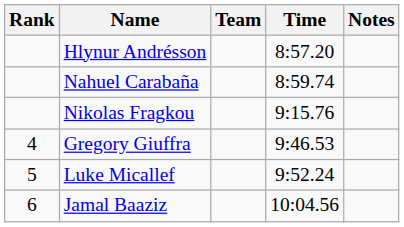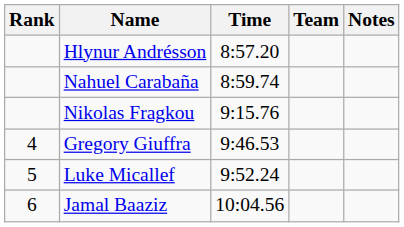columns swapped: (238, 19) <-> (305, 19)
